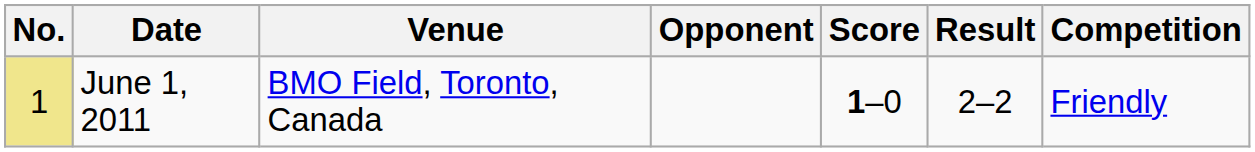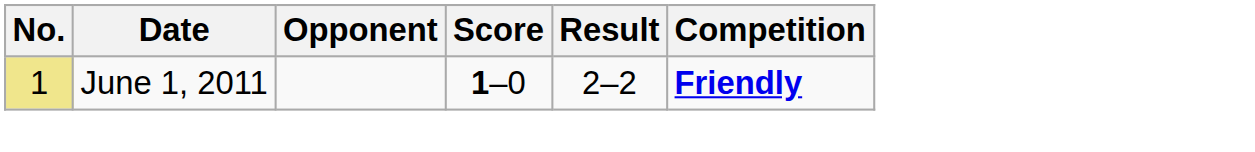- column: (456, 30)
(1109, 100) normal -> (738, 82) bold
